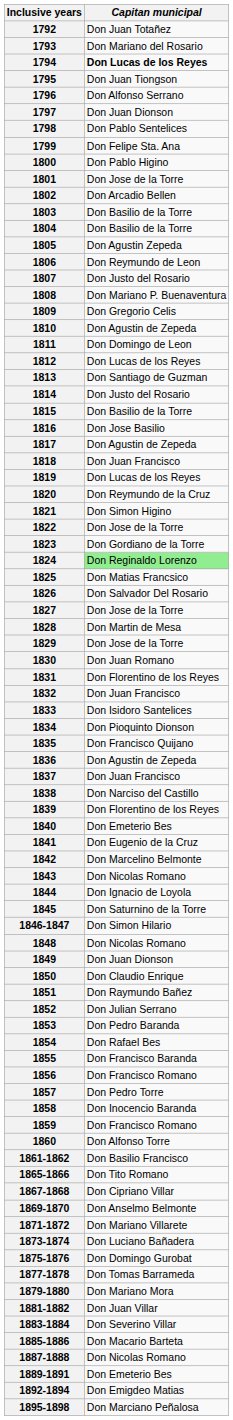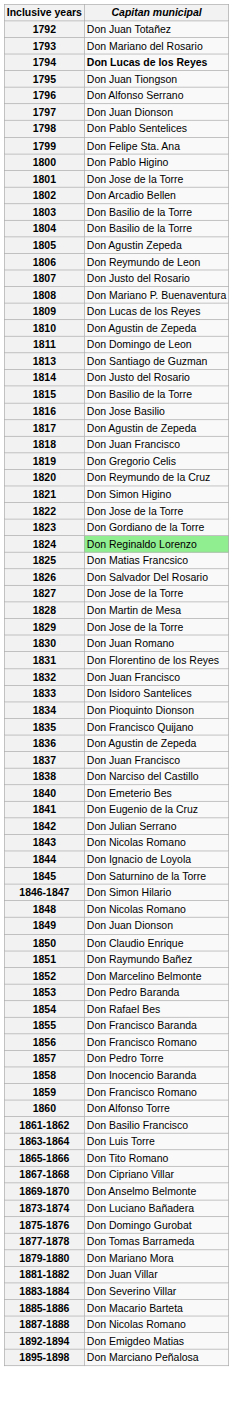(131, 312) Don Gregorio Celis -> (144, 312) Don Lucas de los Reyes
- row: (44, 361)
(144, 478) Don Lucas de los Reyes -> (131, 461) Don Gregorio Celis
- row: (44, 810)
(144, 860) Don Marcelino Belmonte -> (132, 826) Don Julian Serrano
(132, 1009) Don Julian Serrano -> (144, 976) Don Marcelino Belmonte
+ row: (44, 1142)
- row: (44, 1225)
- row: (44, 1374)
